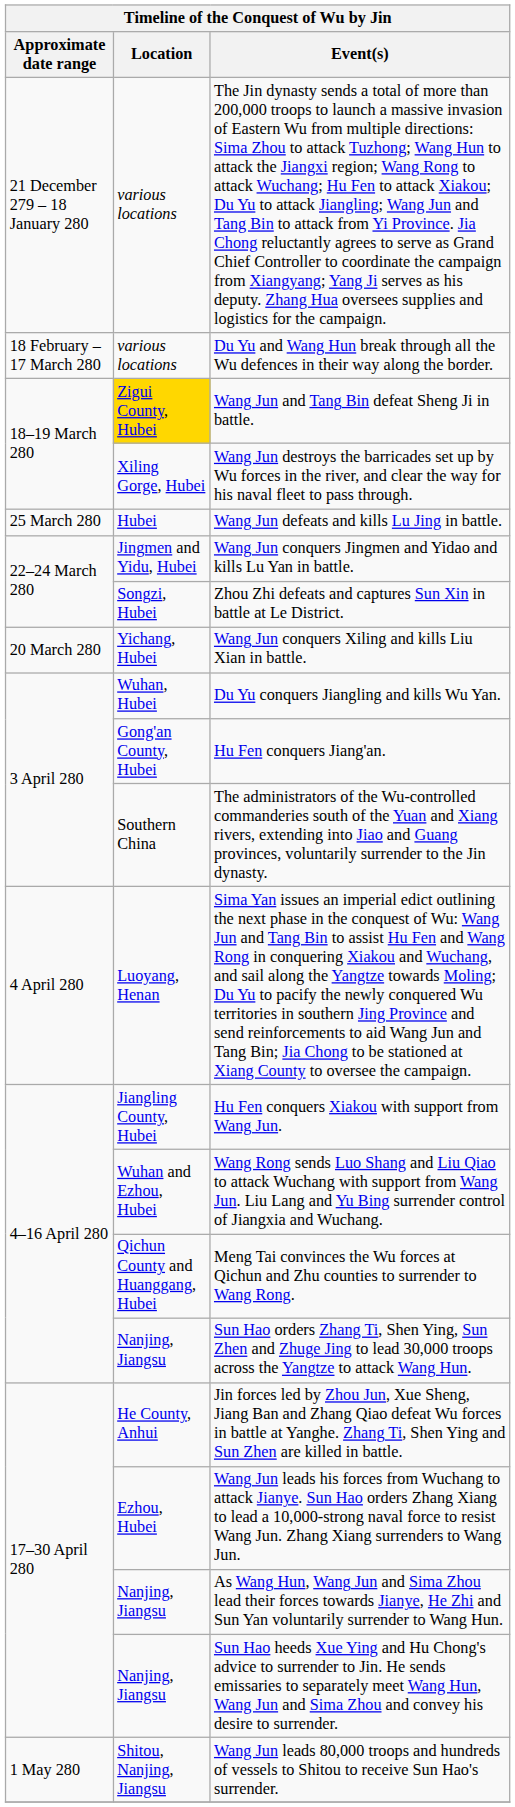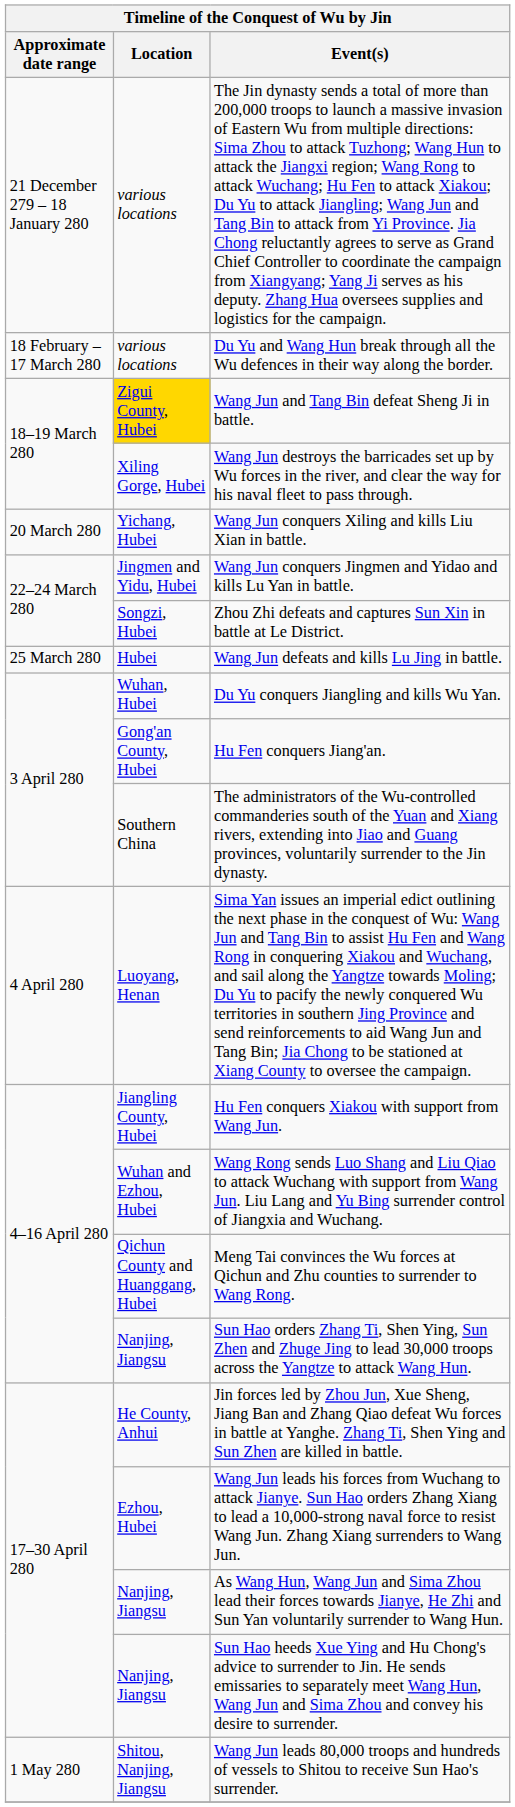rows swapped: (343, 649) <-> (358, 521)
